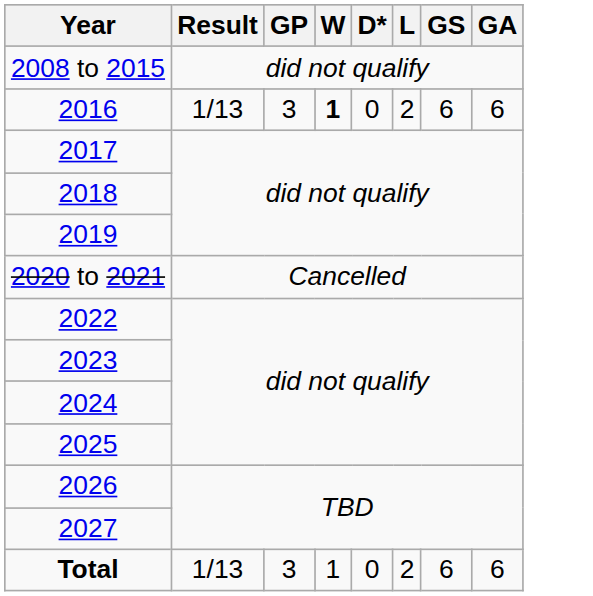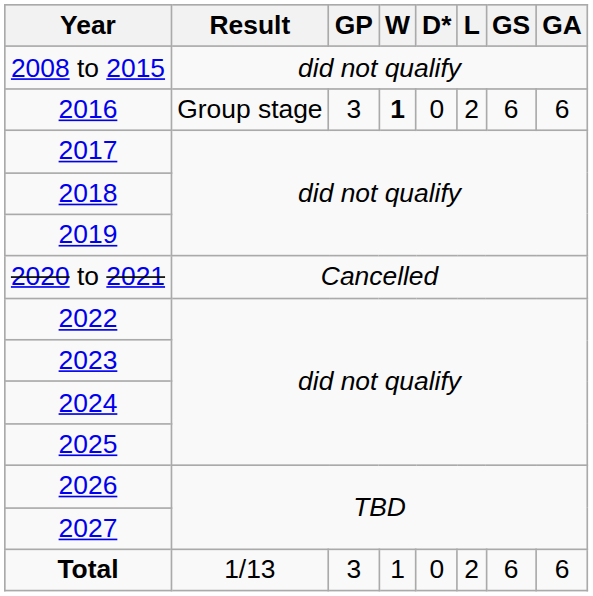(218, 109) 1/13 -> (250, 109) Group stage
